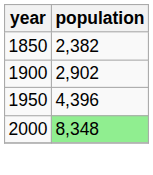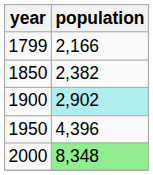+ row: (28, 45)
(77, 73) no background -> (77, 101) paleturquoise background
